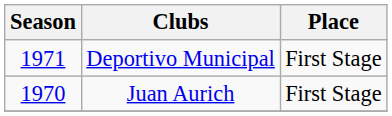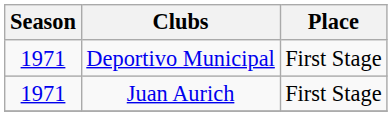(43, 93) 1970 -> (43, 93) 1971
